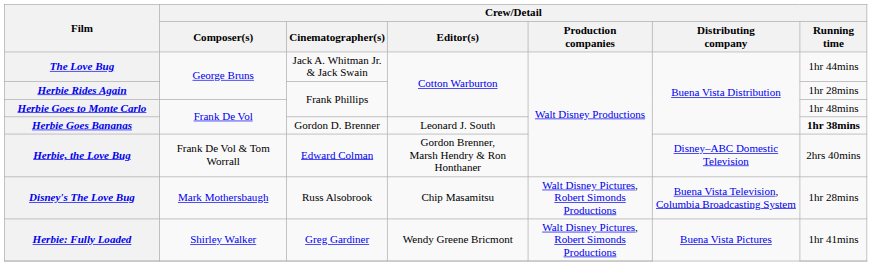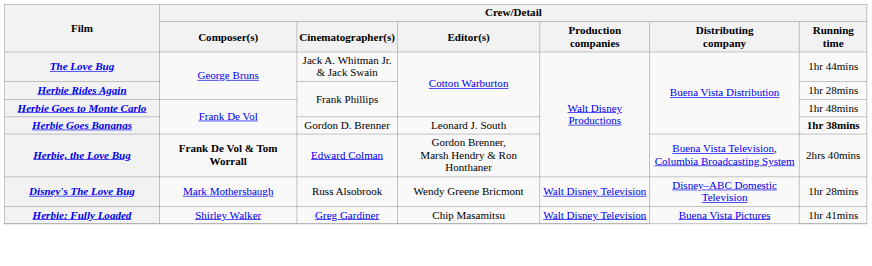(223, 155) normal -> (228, 155) bold
(726, 155) Disney–ABC Domestic Television -> (725, 155) Buena Vista Television, Columbia Broadcasting System
(458, 197) Chip Masamitsu -> (469, 191) Wendy Greene Bricmont
(590, 197) Walt Disney Pictures, Robert Simonds Productions -> (595, 191) Walt Disney Television
(726, 197) Buena Vista Television, Columbia Broadcasting System -> (725, 191) Disney–ABC Domestic Television
(458, 240) Wendy Greene Bricmont -> (469, 215) Chip Masamitsu
(590, 240) Walt Disney Pictures, Robert Simonds Productions -> (595, 215) Walt Disney Television
